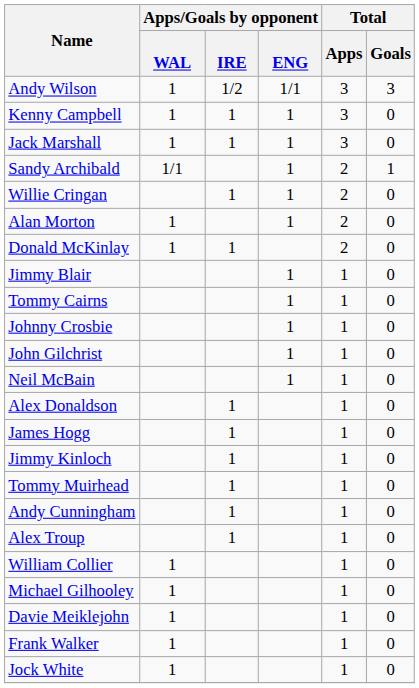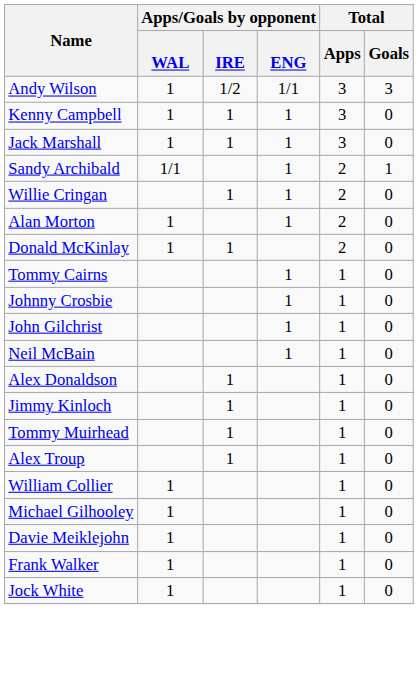- row: (50, 273)
- row: (49, 432)
- row: (72, 511)
